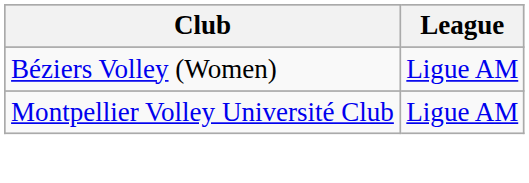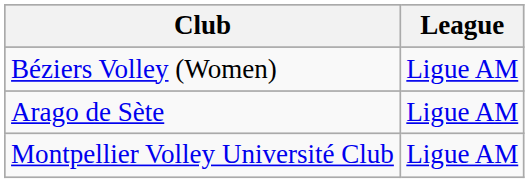+ row: (88, 111)
